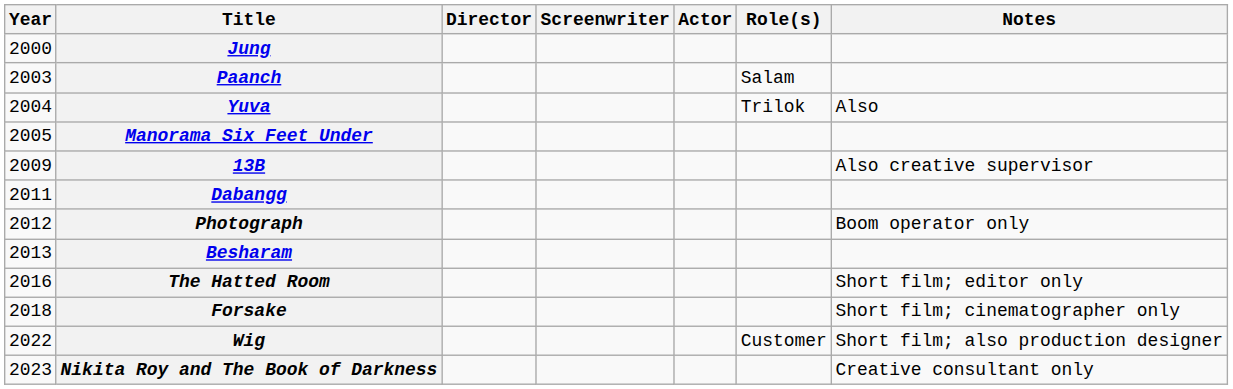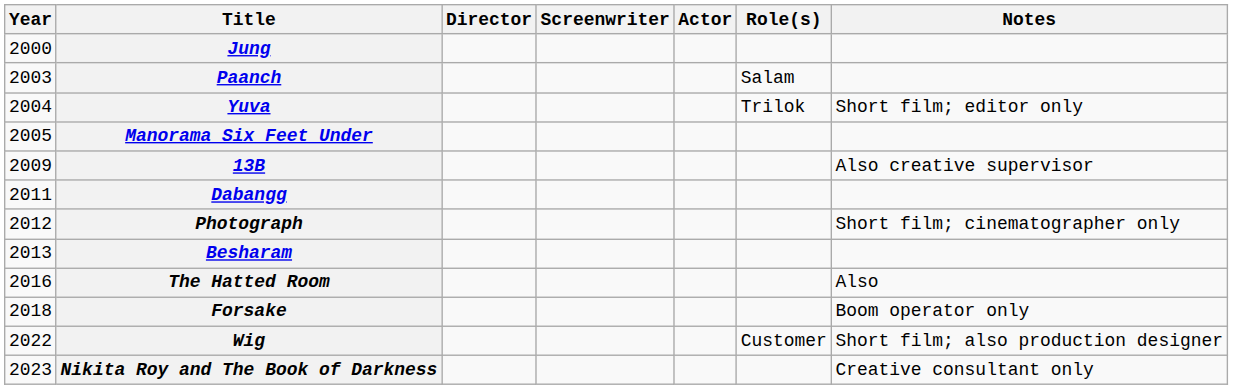(857, 107) Also -> (959, 107) Short film; editor only
(932, 224) Boom operator only -> (1008, 224) Short film; cinematographer only
(959, 282) Short film; editor only -> (857, 282) Also
(1008, 312) Short film; cinematographer only -> (932, 312) Boom operator only
